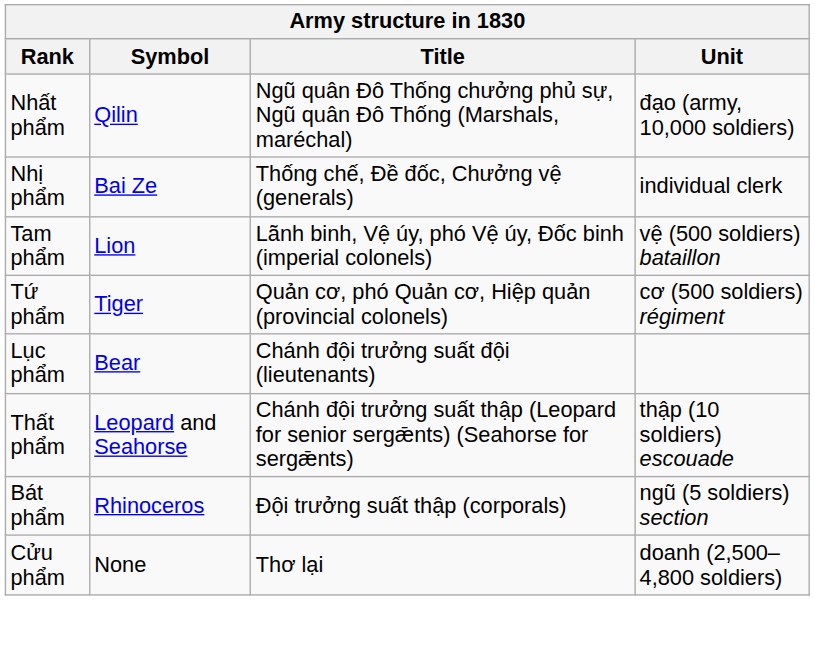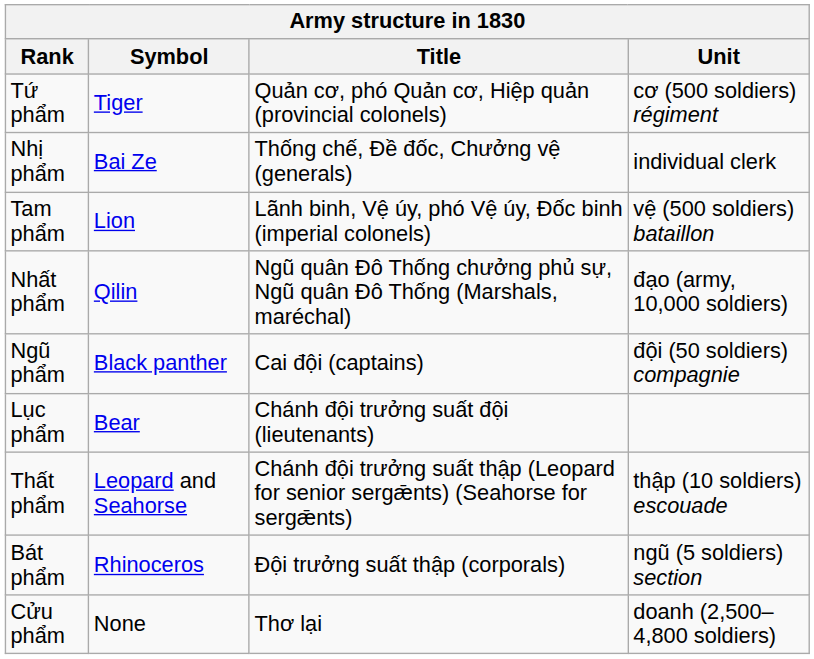rows swapped: (38, 115) <-> (38, 304)
+ row: (38, 363)
